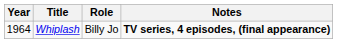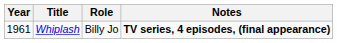(19, 30) 1964 -> (19, 30) 1961
